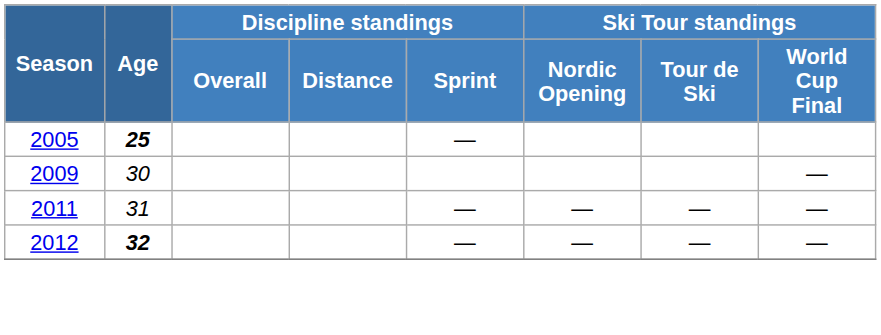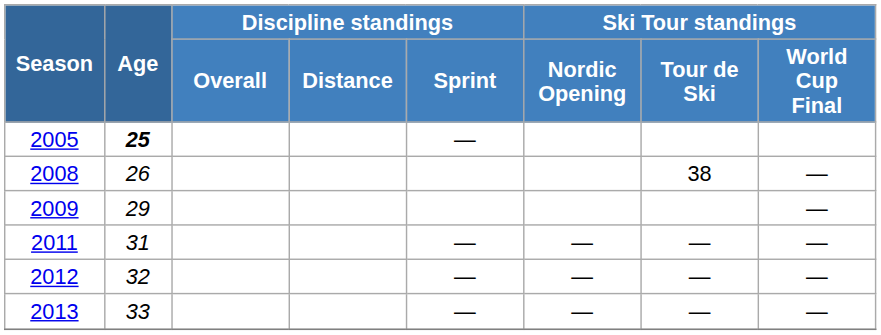+ row: (54, 174)
(138, 174) 30 -> (138, 208) 29
(138, 243) bold -> (138, 277) normal
+ row: (54, 312)
